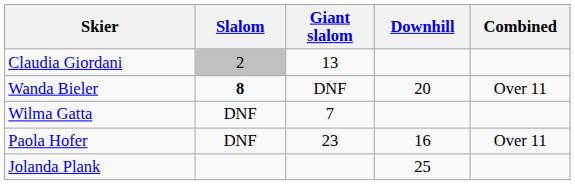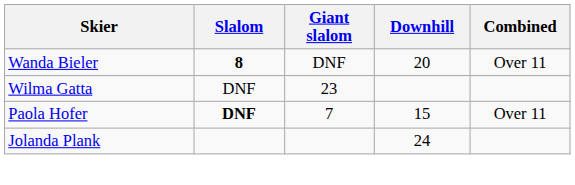- row: (65, 62)
(330, 114) 7 -> (329, 88) 23
(240, 140) normal -> (239, 114) bold
(330, 140) 23 -> (329, 114) 7
(422, 140) 16 -> (422, 114) 15
(422, 166) 25 -> (422, 140) 24
